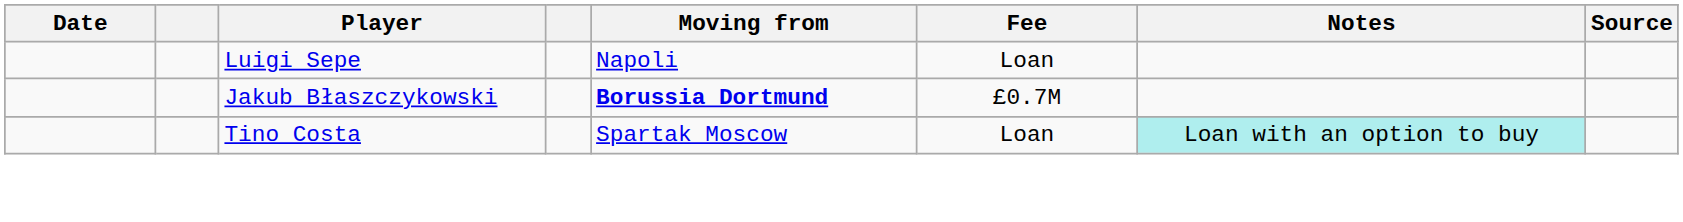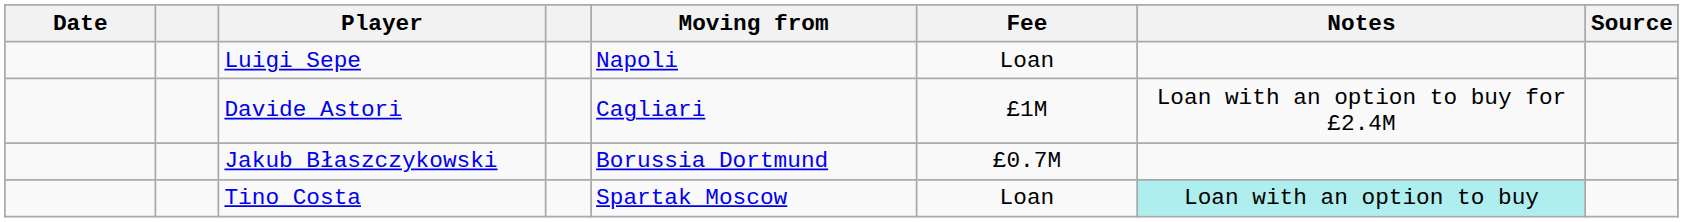+ row: (313, 111)
(712, 98) bold -> (712, 161) normal
